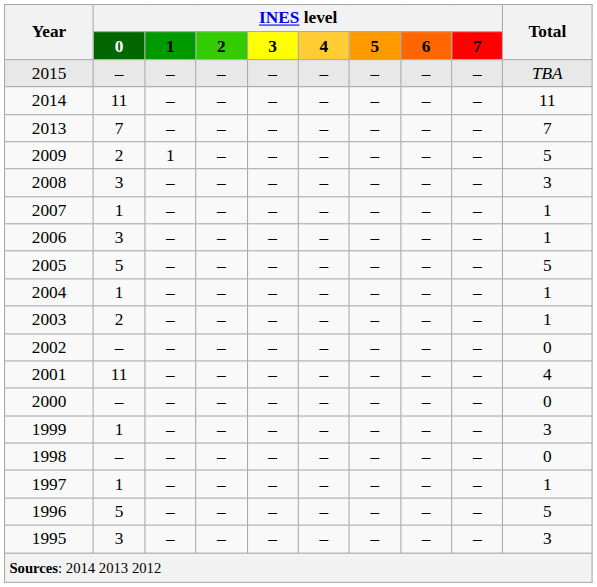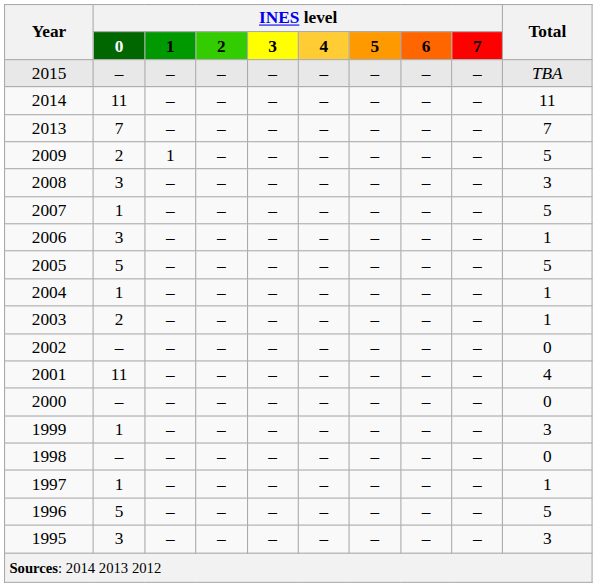(547, 210) 1 -> (547, 210) 5
